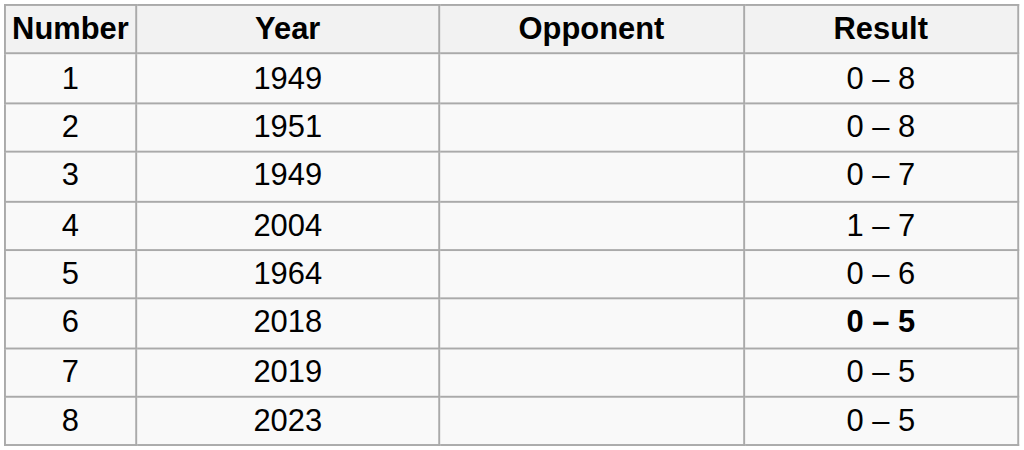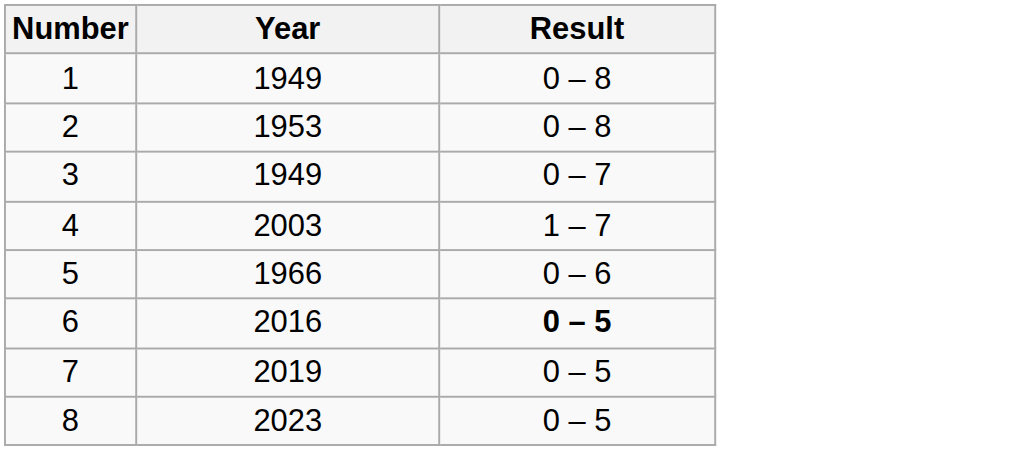- column: (591, 28)
(288, 126) 1951 -> (288, 126) 1953
(288, 224) 2004 -> (288, 224) 2003
(288, 273) 1964 -> (288, 273) 1966
(288, 322) 2018 -> (288, 322) 2016
